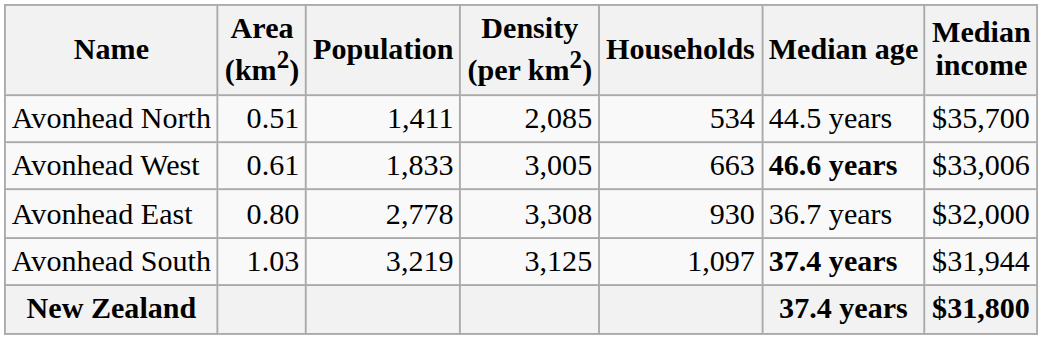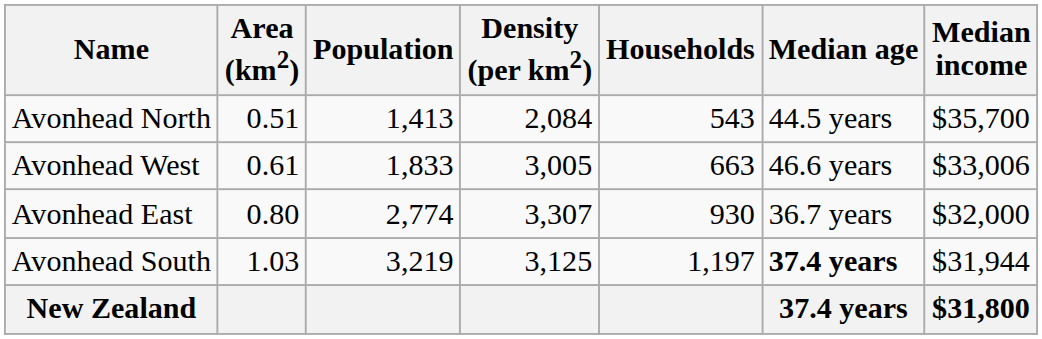(420, 118) 1,411 -> (420, 118) 1,413
(558, 118) 2,085 -> (558, 118) 2,084
(732, 118) 534 -> (732, 118) 543
(833, 165) bold -> (831, 165) normal
(420, 213) 2,778 -> (420, 213) 2,774
(558, 213) 3,308 -> (558, 213) 3,307
(721, 261) 1,097 -> (721, 261) 1,197
